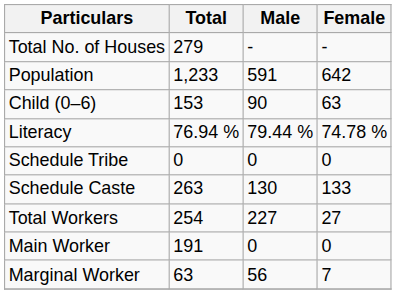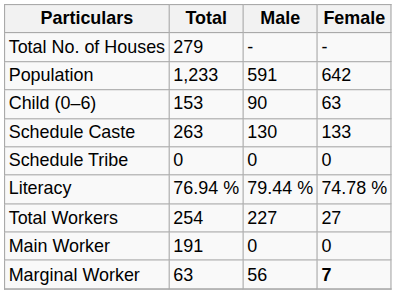rows swapped: (72, 189) <-> (40, 132)
(326, 274) normal -> (326, 274) bold
